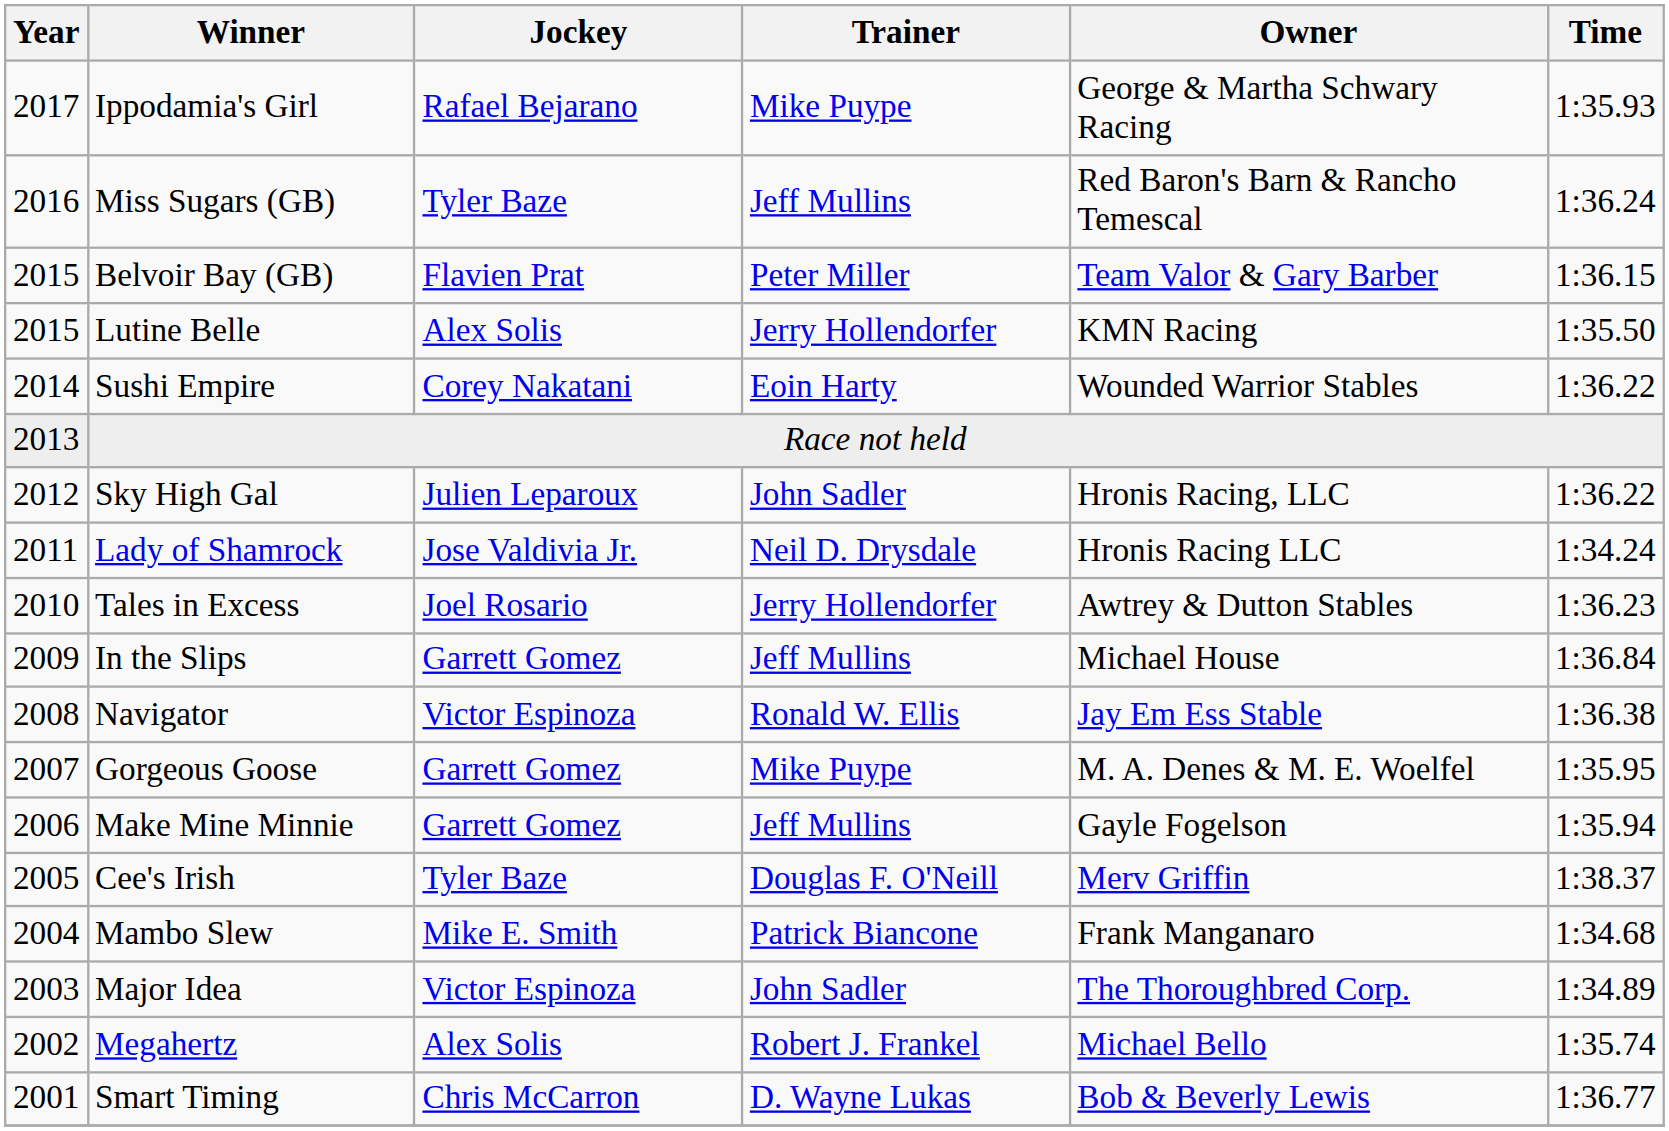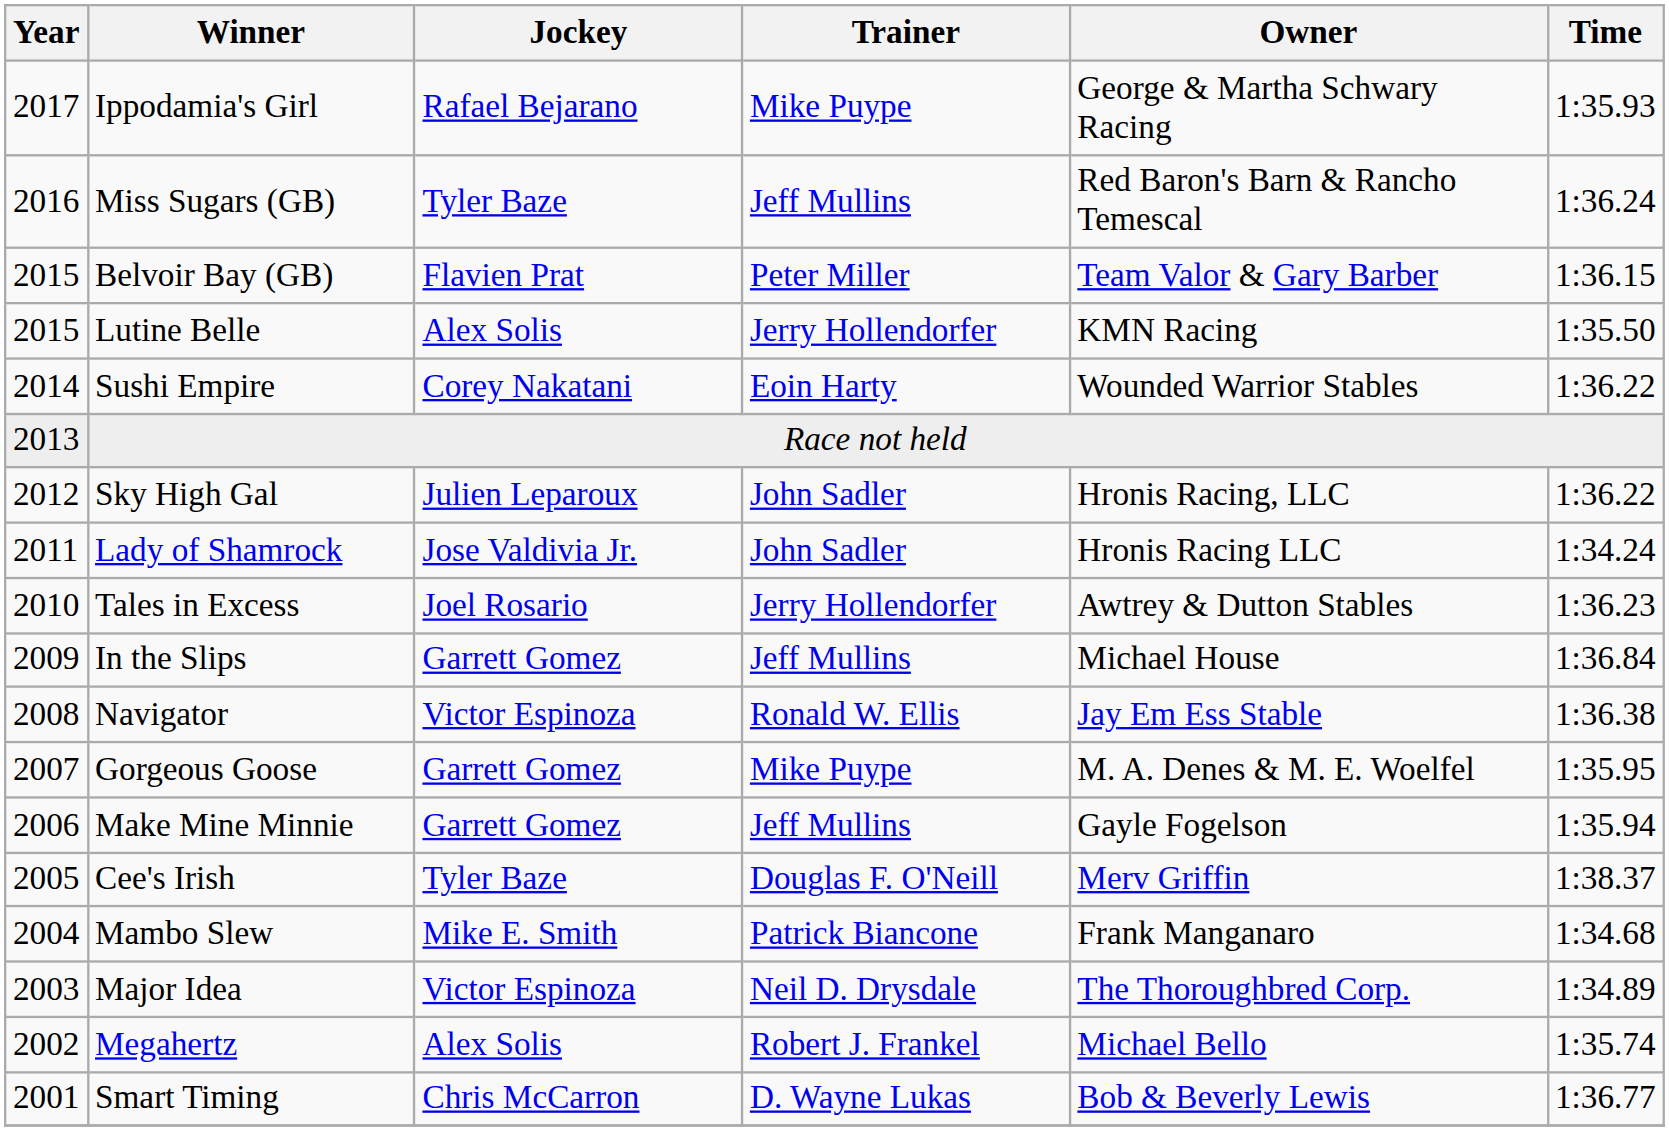(863, 549) Neil D. Drysdale -> (828, 549) John Sadler
(828, 988) John Sadler -> (863, 988) Neil D. Drysdale
